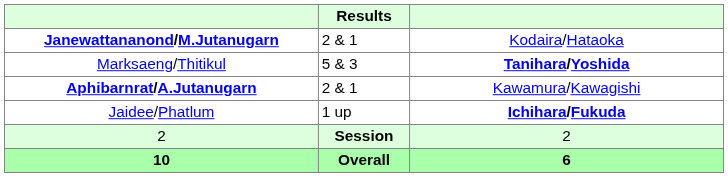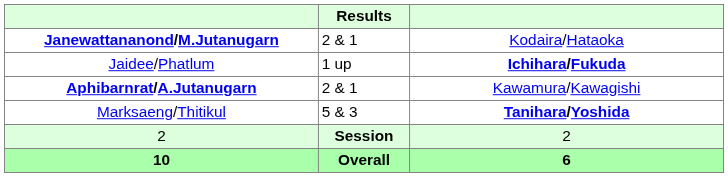rows swapped: (161, 112) <-> (161, 64)
